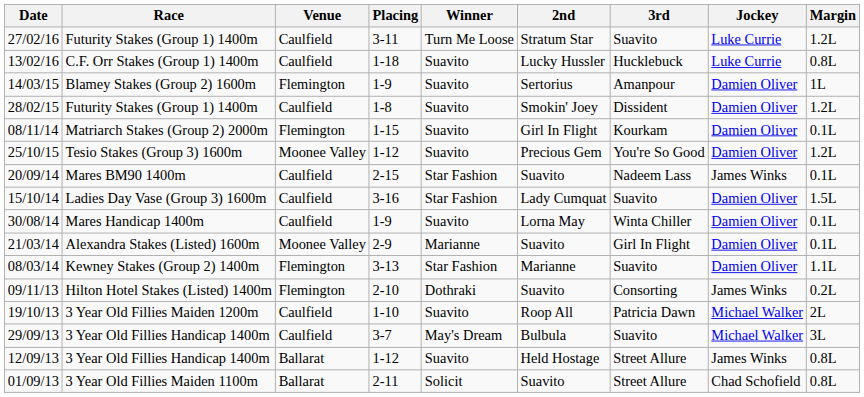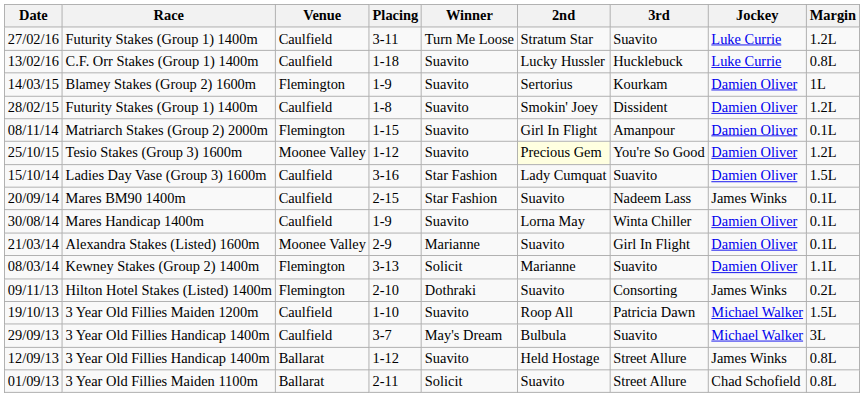(644, 84) Amanpour -> (640, 84) Kourkam
(640, 130) Kourkam -> (644, 130) Amanpour
(561, 152) no background -> (561, 152) lightyellow background
rows swapped: (33, 198) <-> (33, 175)
(461, 267) Star Fashion -> (444, 267) Solicit
(818, 312) 2L -> (823, 312) 1.5L
